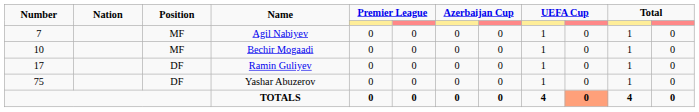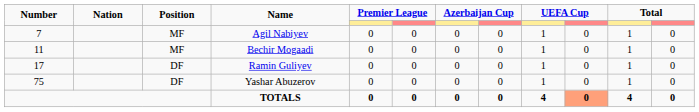(39, 49) 10 -> (39, 49) 11
